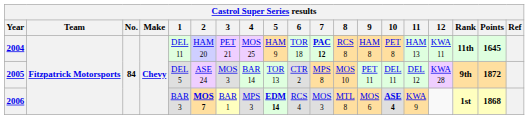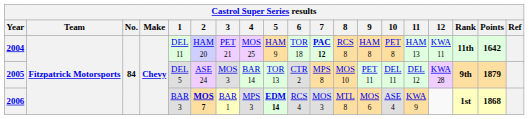(492, 48) 1645 -> (492, 48) 1642
(492, 74) 1872 -> (492, 74) 1879
(393, 101) bold -> (393, 101) normal
